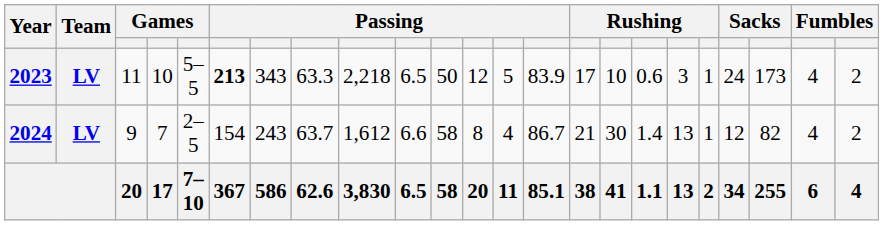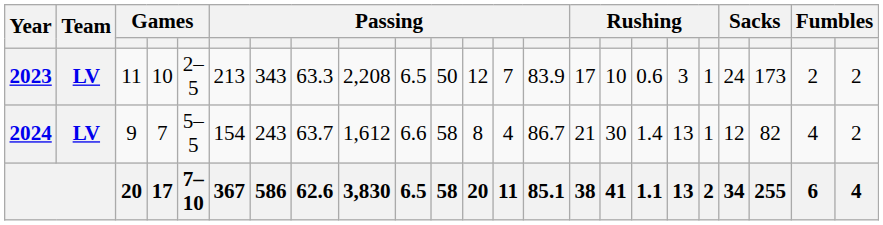(193, 76) 5–5 -> (193, 76) 2–5
(229, 76) bold -> (229, 76) normal
(367, 76) 2,218 -> (367, 76) 2,208
(508, 76) 5 -> (508, 76) 7
(813, 76) 4 -> (813, 76) 2
(193, 133) 2–5 -> (193, 133) 5–5
